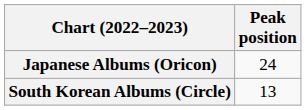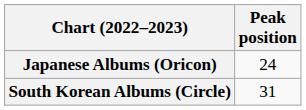(268, 91) 13 -> (268, 91) 31
